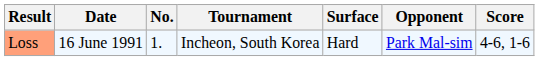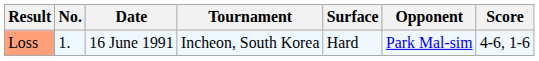columns swapped: (162, 16) <-> (101, 16)
